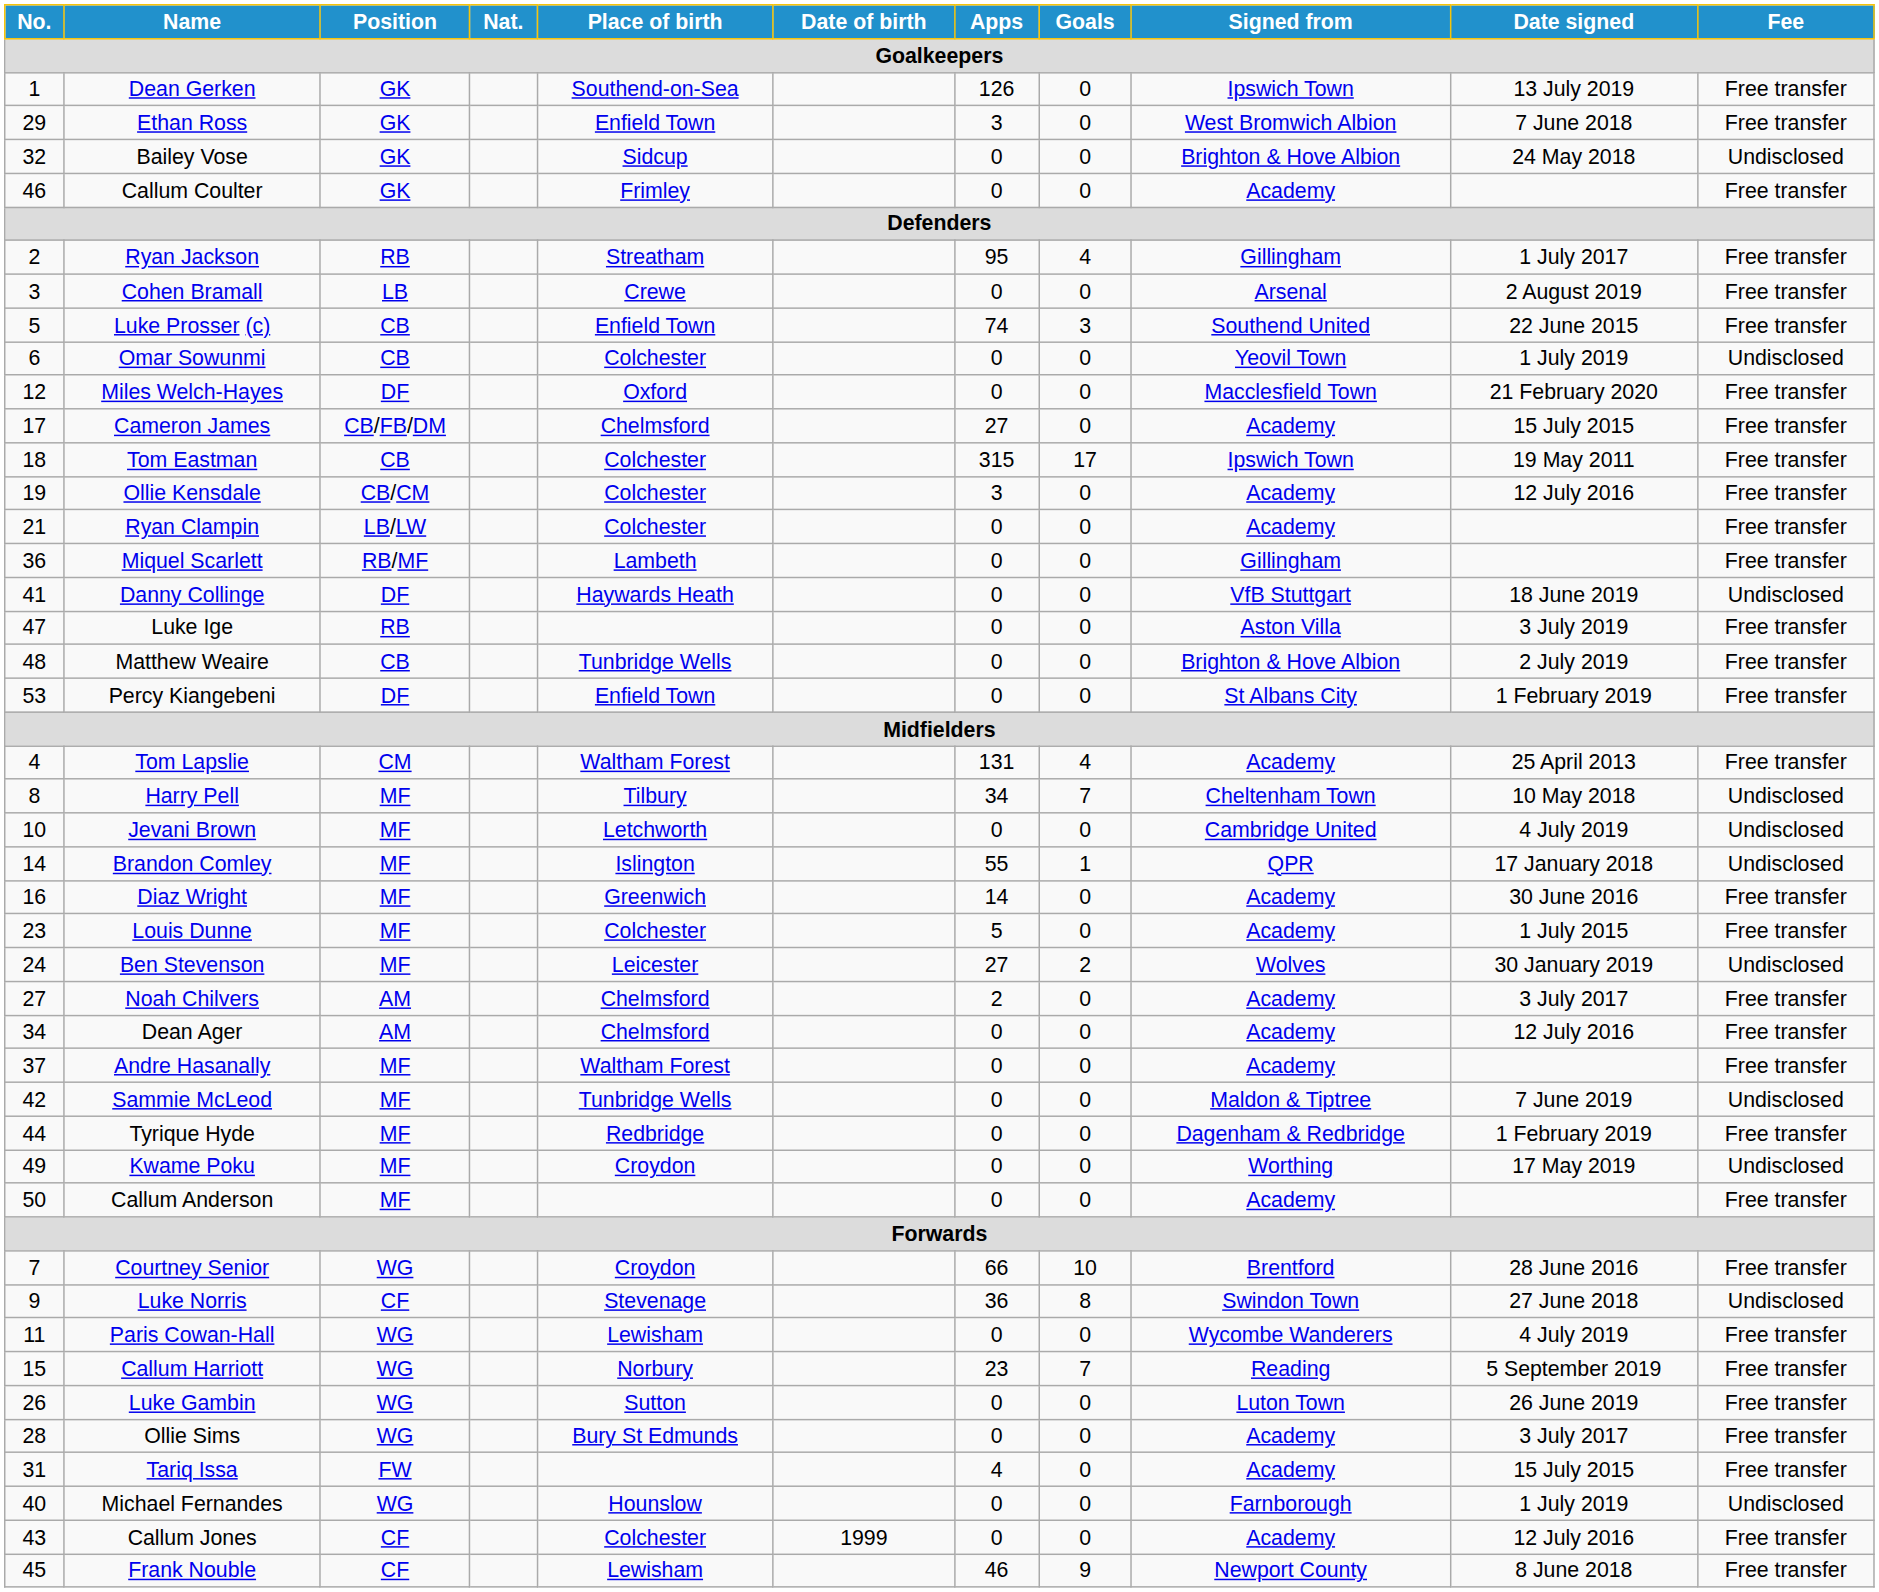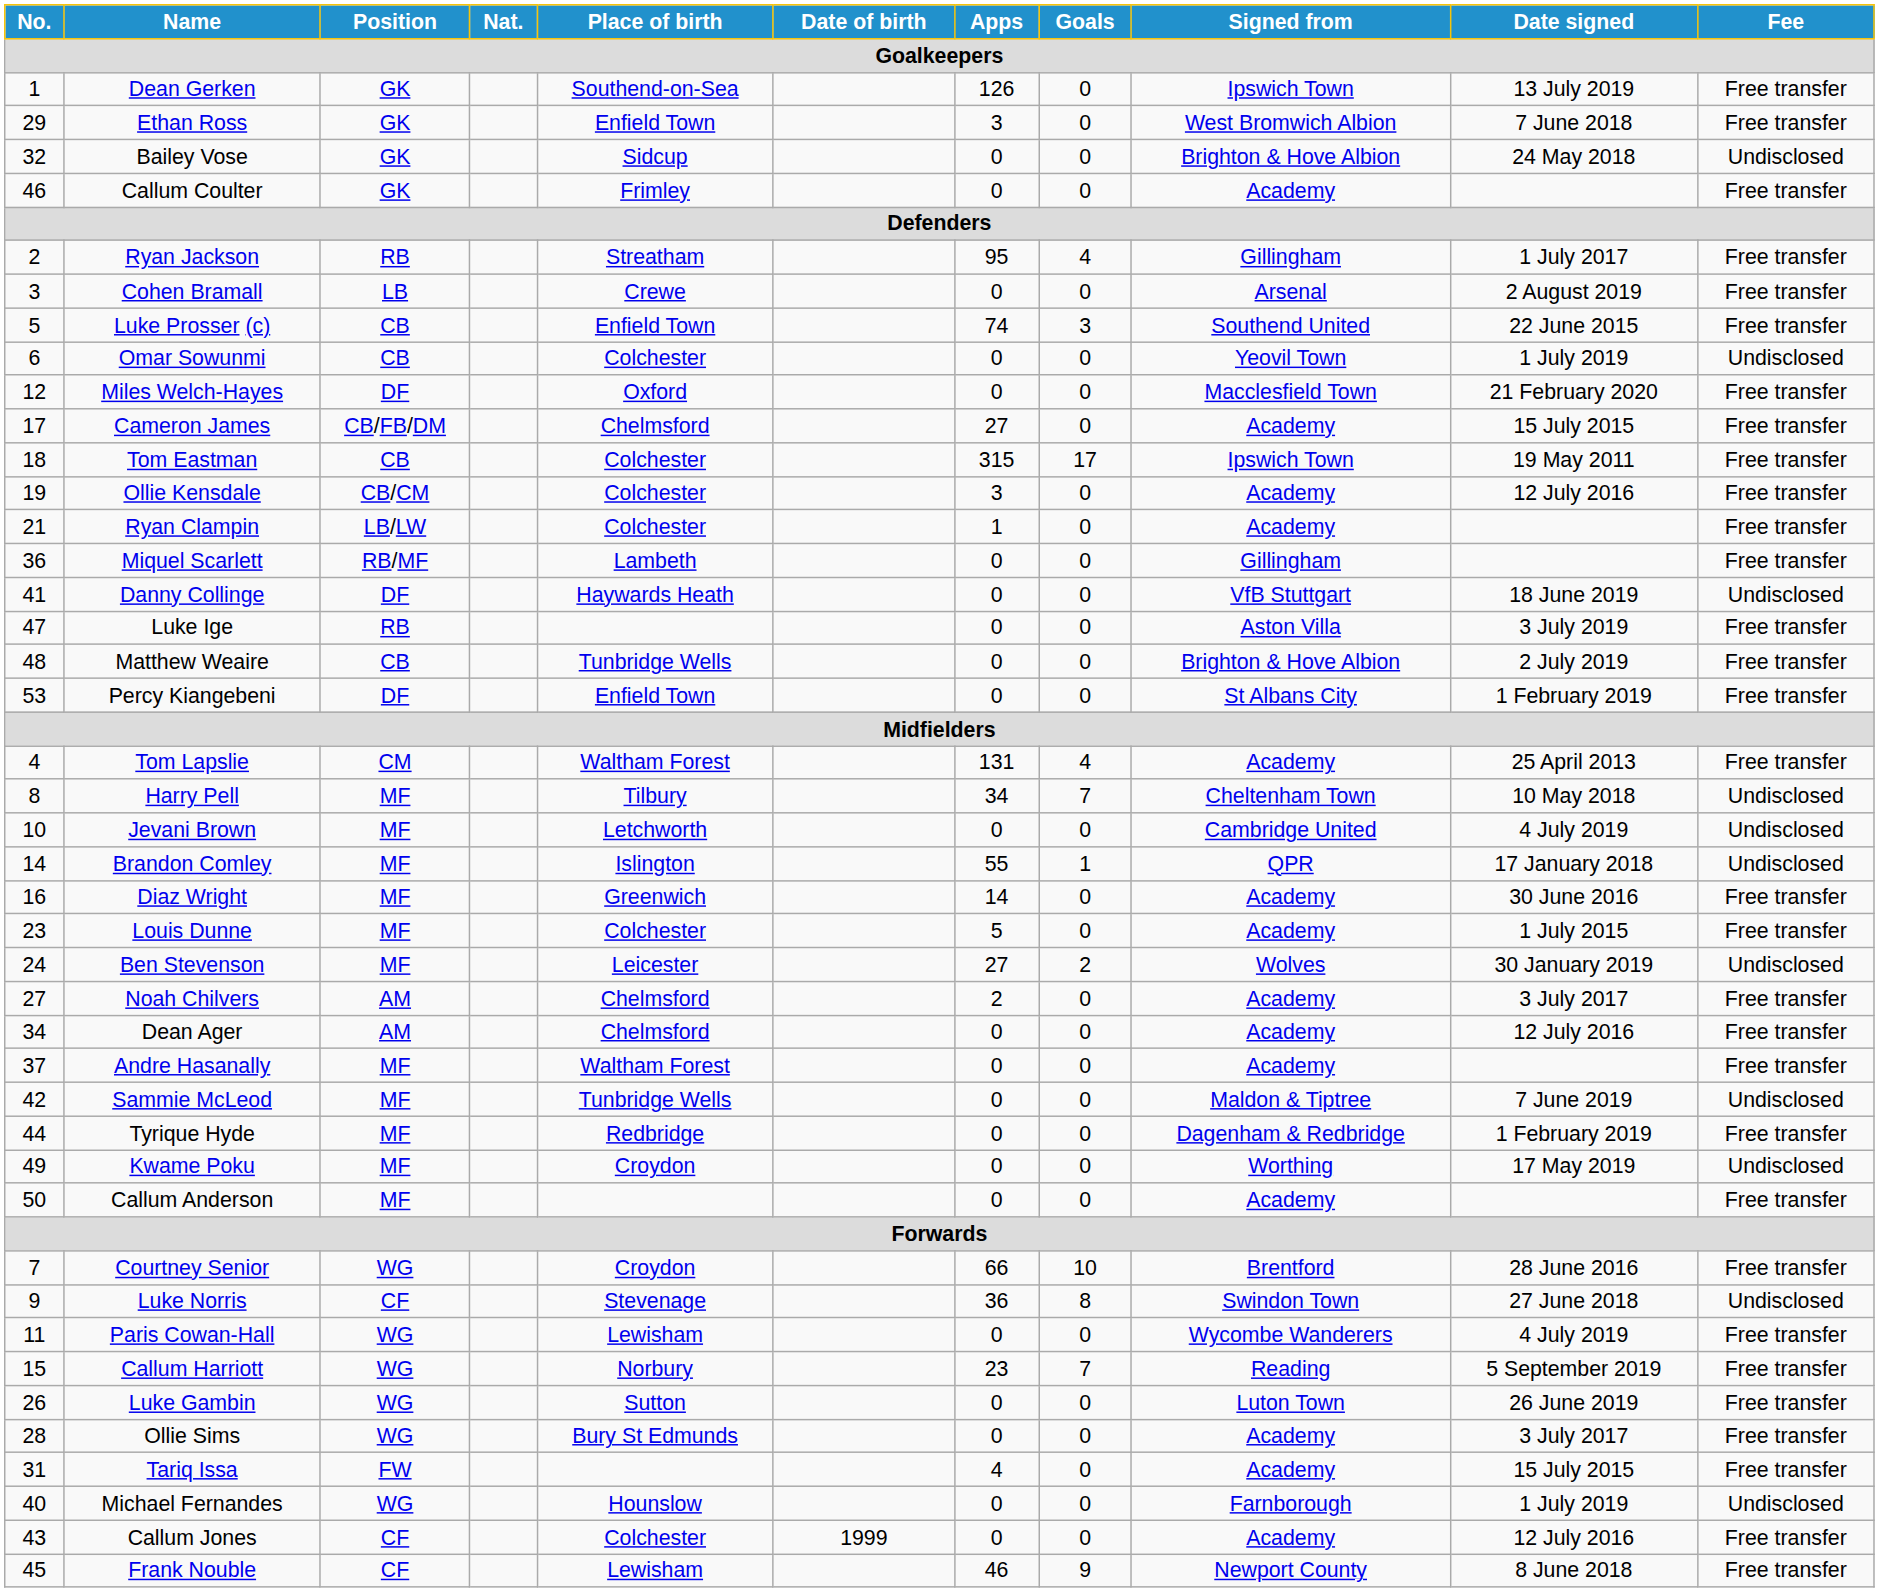(997, 527) 0 -> (997, 527) 1
